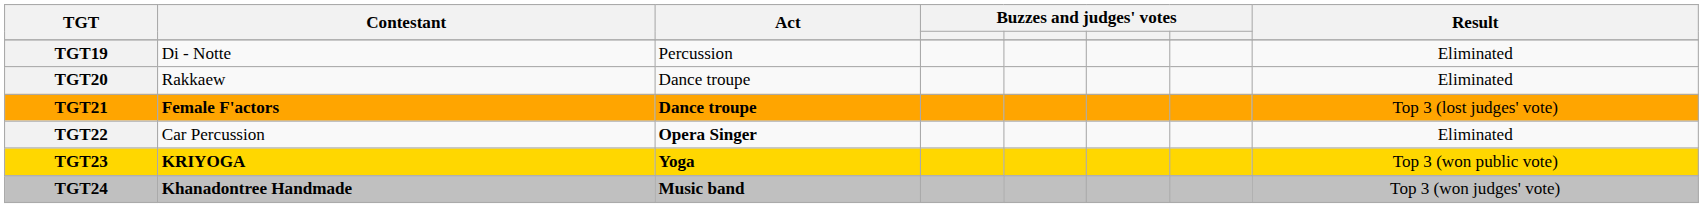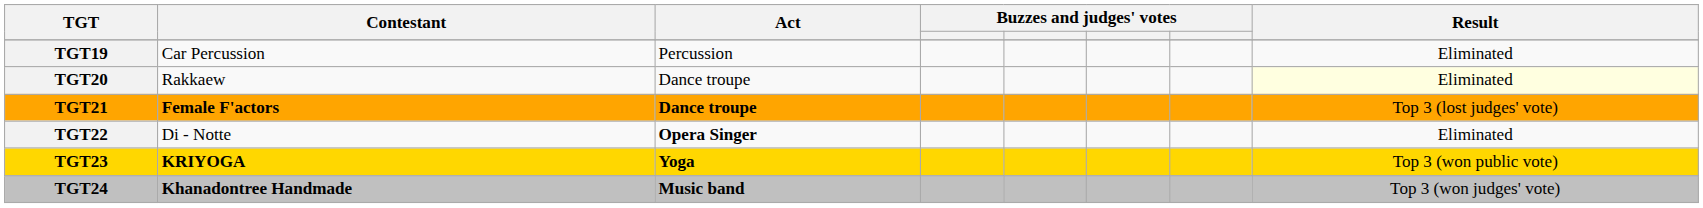(196, 53) Di - Notte -> (213, 53) Car Percussion
(1475, 80) no background -> (1475, 80) lightyellow background
(213, 134) Car Percussion -> (196, 134) Di - Notte
